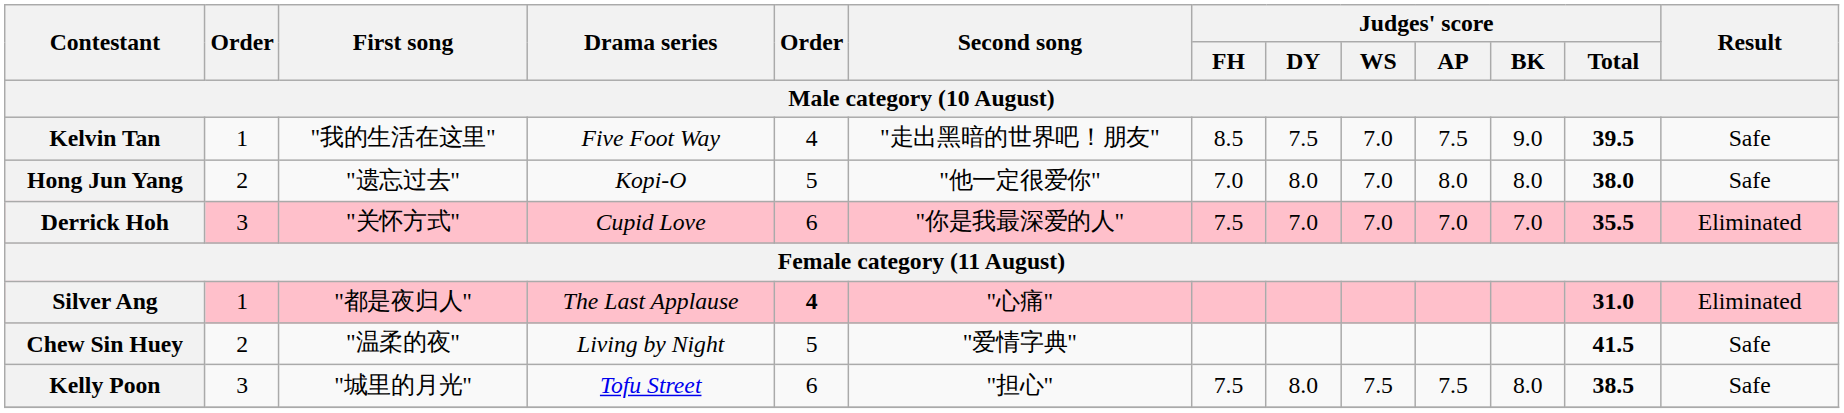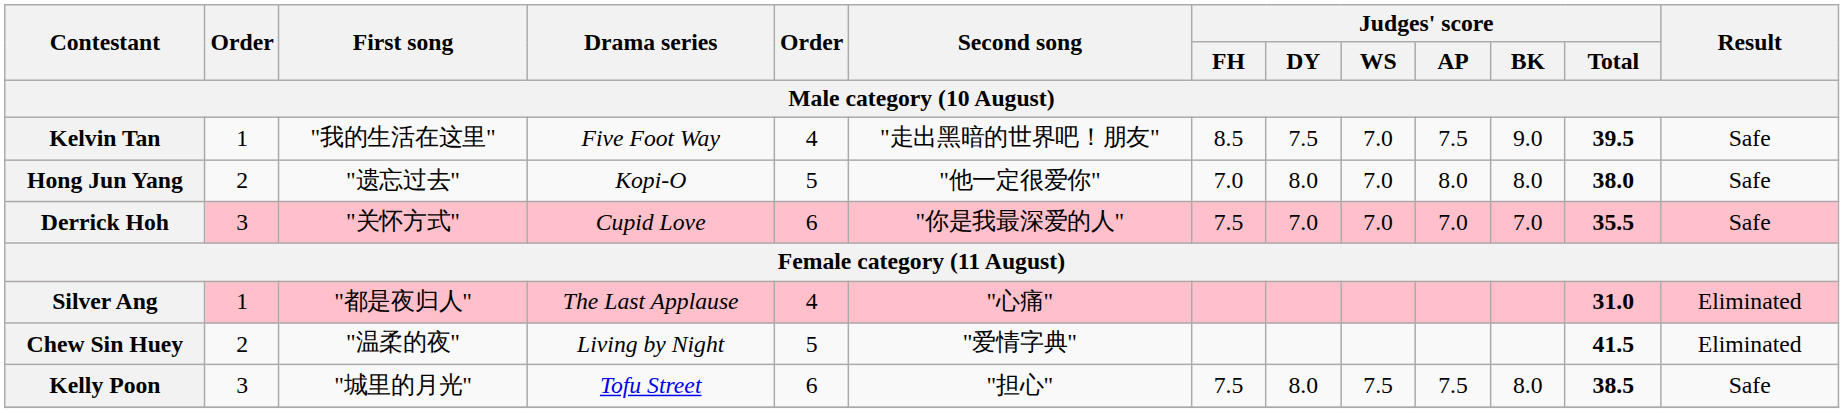(1750, 222) Eliminated -> (1750, 222) Safe
(812, 301) bold -> (812, 301) normal
(1750, 343) Safe -> (1750, 343) Eliminated
